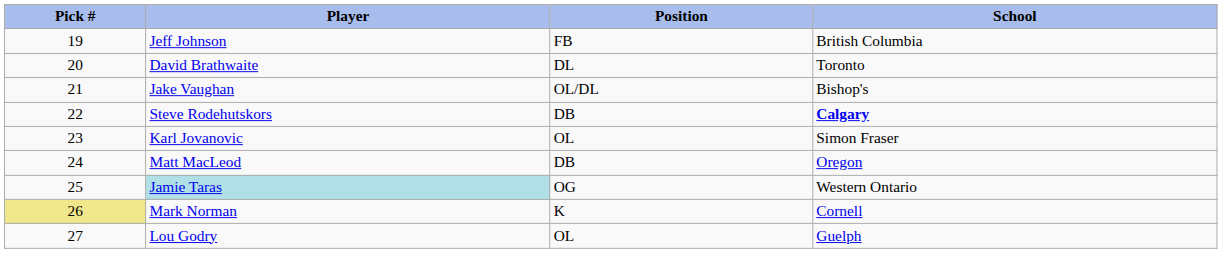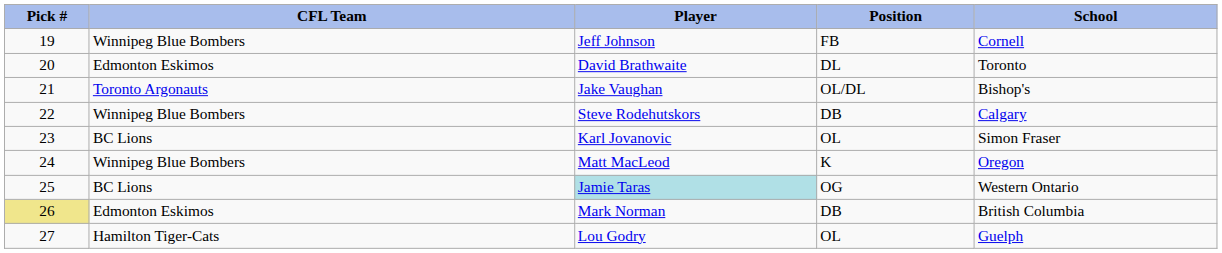+ column: (332, 16)
(869, 41) British Columbia -> (1001, 41) Cornell
(843, 114) bold -> (1002, 114) normal
(564, 162) DB -> (826, 162) K
(559, 211) K -> (831, 211) DB
(839, 211) Cornell -> (1031, 211) British Columbia
